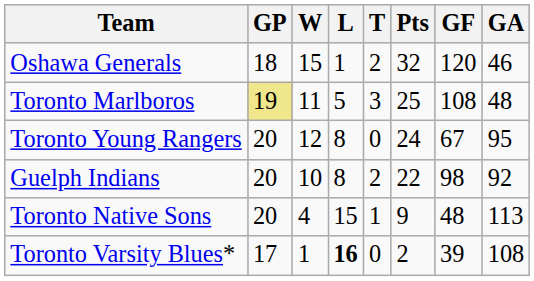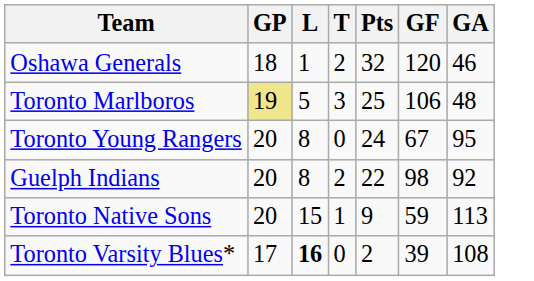- column: (310, 23)
(458, 100) 108 -> (423, 100) 106
(452, 216) 48 -> (417, 216) 59
